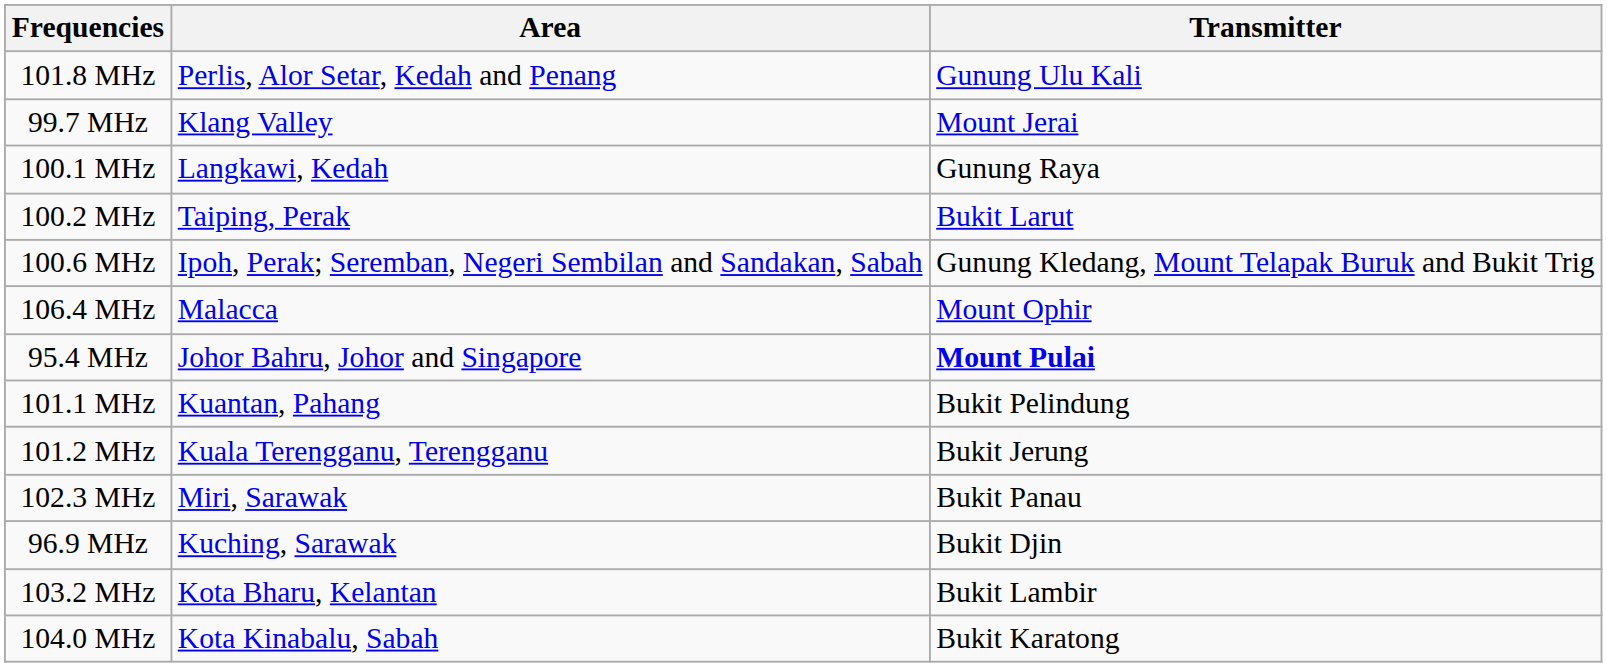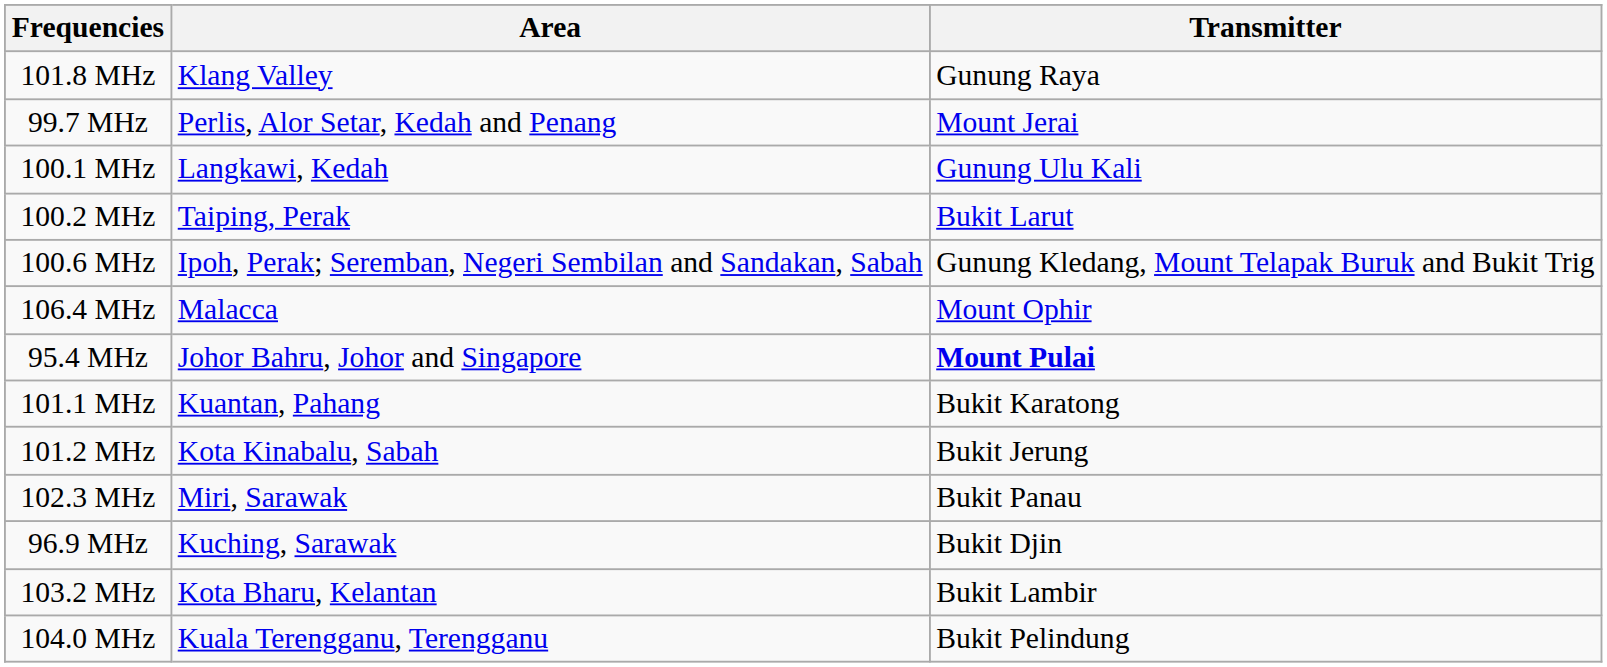(397, 74) Perlis, Alor Setar, Kedah and Penang -> (255, 74) Klang Valley
(1039, 74) Gunung Ulu Kali -> (1018, 74) Gunung Raya
(255, 121) Klang Valley -> (397, 121) Perlis, Alor Setar, Kedah and Penang
(1018, 168) Gunung Raya -> (1039, 168) Gunung Ulu Kali
(1033, 403) Bukit Pelindung -> (1028, 403) Bukit Karatong
(363, 450) Kuala Terengganu, Terengganu -> (308, 450) Kota Kinabalu, Sabah
(308, 638) Kota Kinabalu, Sabah -> (363, 638) Kuala Terengganu, Terengganu
(1028, 638) Bukit Karatong -> (1033, 638) Bukit Pelindung
